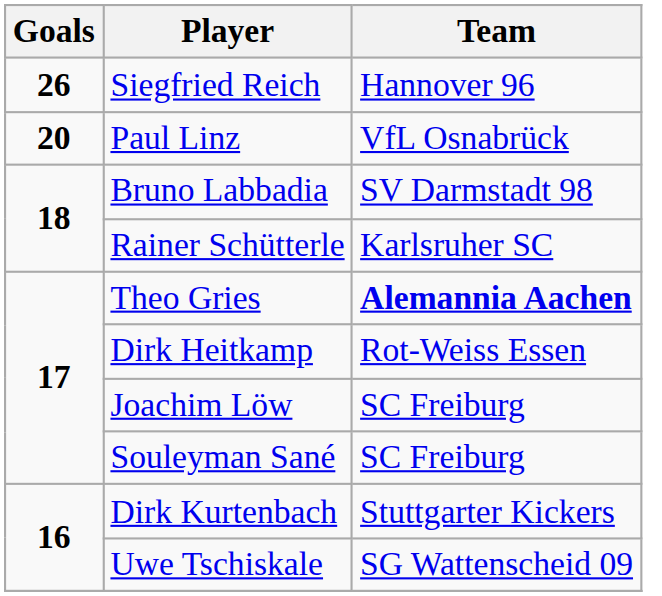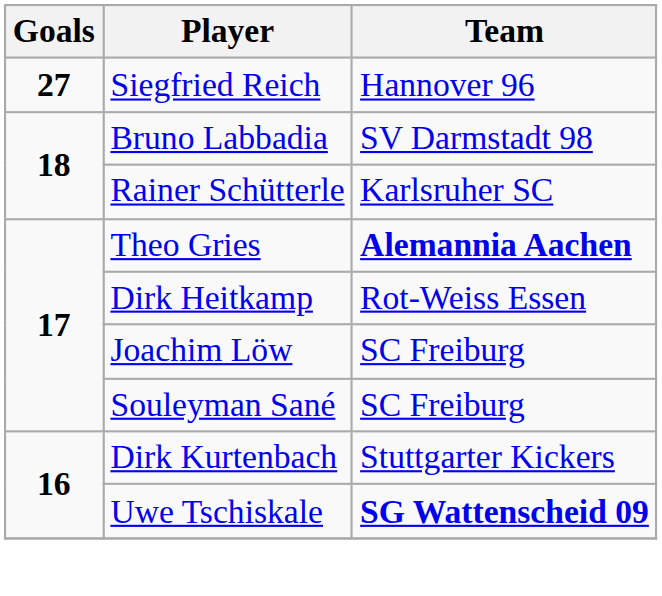(54, 84) 26 -> (54, 84) 27
- row: (175, 137)
(497, 564) normal -> (504, 510) bold
